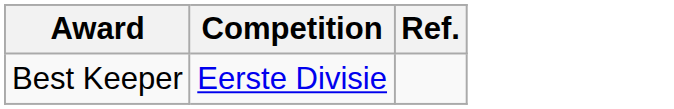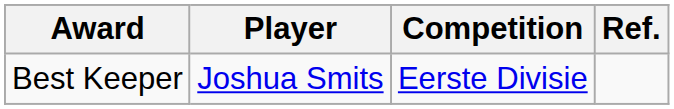+ column: (290, 29)
